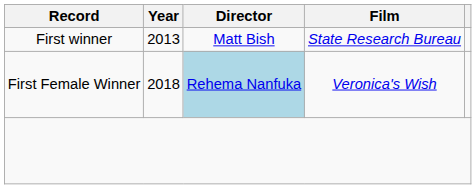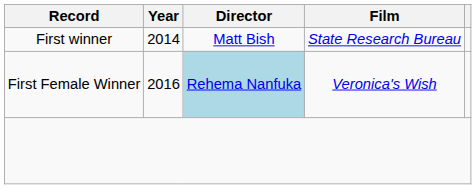(164, 39) 2013 -> (164, 39) 2014
(164, 84) 2018 -> (164, 84) 2016
